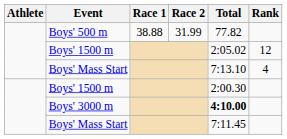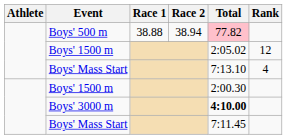(188, 32) 31.99 -> (188, 32) 38.94
(228, 32) no background -> (228, 32) pink background
